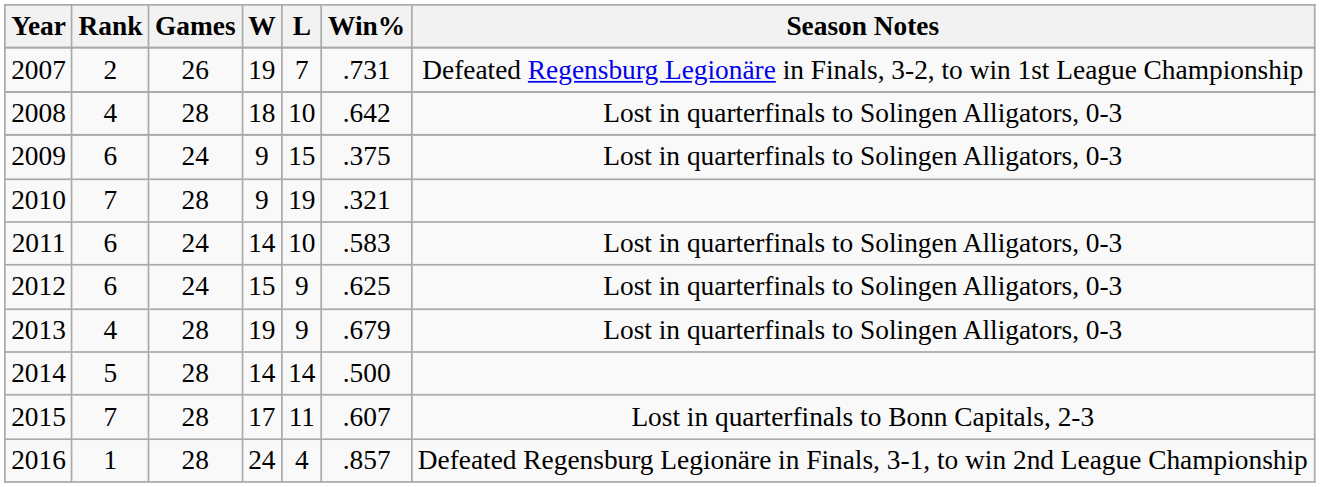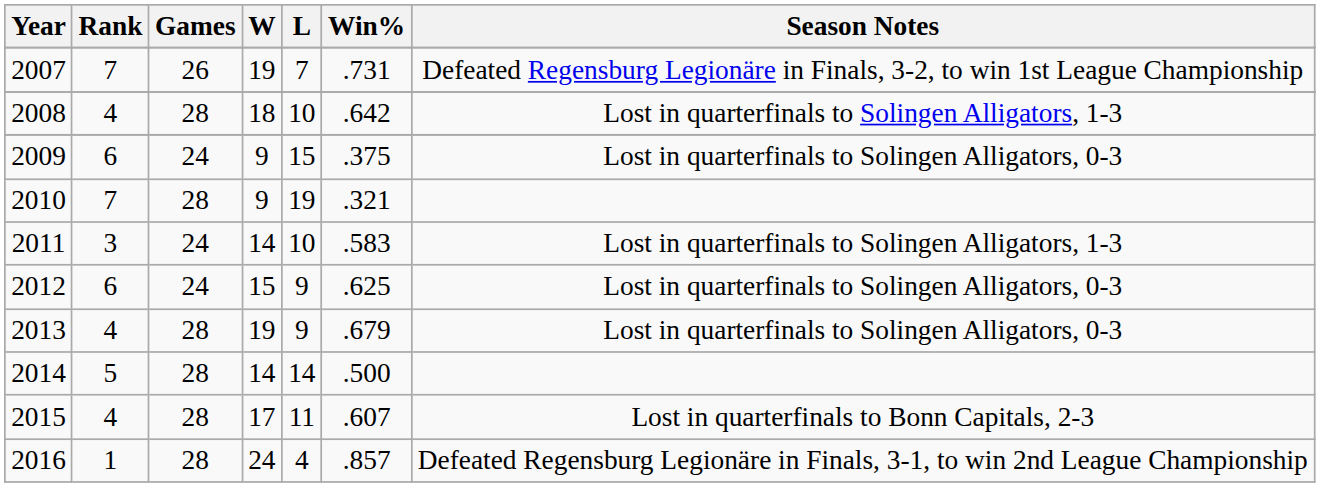(110, 69) 2 -> (110, 69) 7
(863, 112) Lost in quarterfinals to Solingen Alligators, 0-3 -> (863, 112) Lost in quarterfinals to Solingen Alligators, 1-3
(110, 243) 6 -> (110, 243) 3
(863, 243) Lost in quarterfinals to Solingen Alligators, 0-3 -> (863, 243) Lost in quarterfinals to Solingen Alligators, 1-3
(110, 416) 7 -> (110, 416) 4
